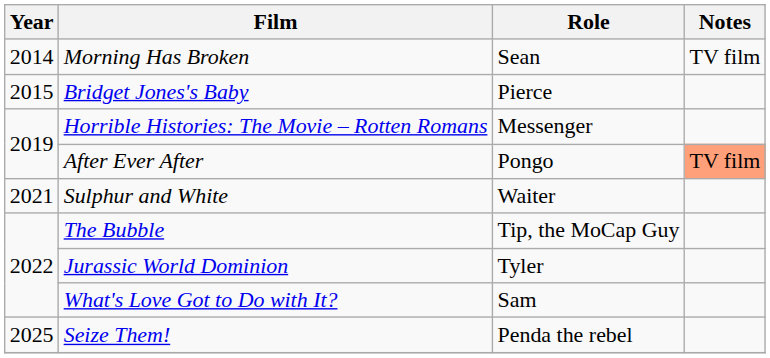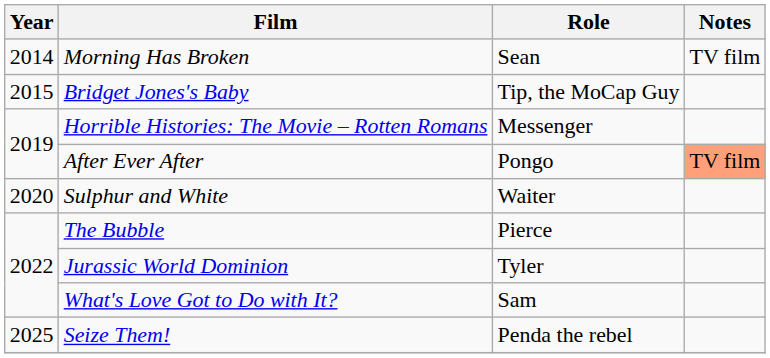(525, 91) Pierce -> (588, 91) Tip, the MoCap Guy
(32, 195) 2021 -> (32, 195) 2020
(588, 230) Tip, the MoCap Guy -> (525, 230) Pierce
